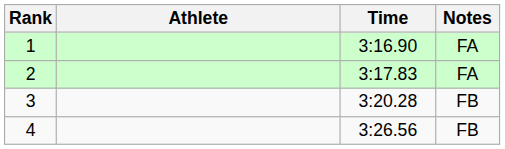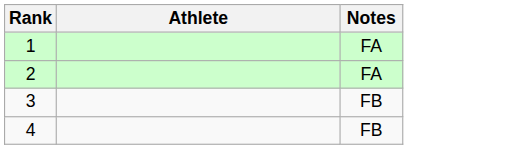- column: (388, 18)
